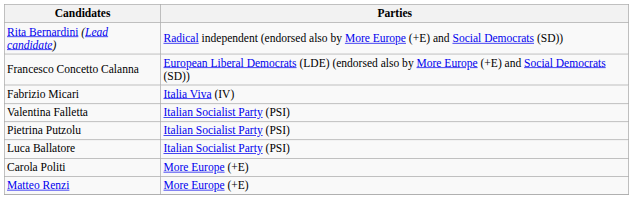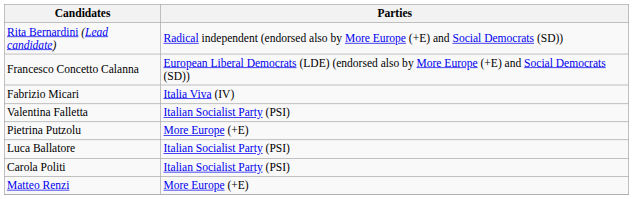(227, 130) Italian Socialist Party (PSI) -> (206, 130) More Europe (+E)
(206, 167) More Europe (+E) -> (227, 167) Italian Socialist Party (PSI)
